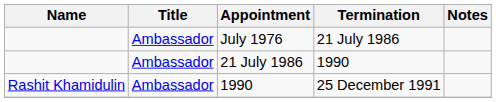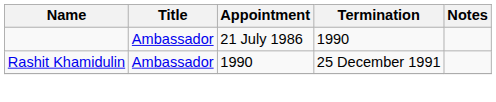- row: (251, 39)
